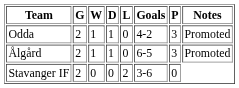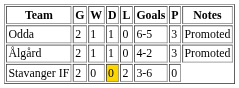(144, 34) 4-2 -> (144, 34) 6-5
(144, 53) 6-5 -> (144, 53) 4-2
(111, 72) no background -> (111, 72) gold background
